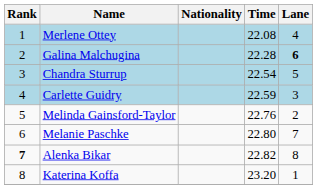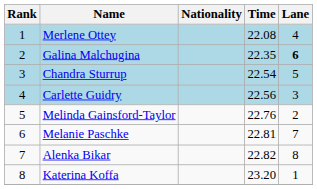(262, 54) 22.28 -> (262, 54) 22.35
(262, 94) 22.59 -> (262, 94) 22.56
(262, 134) 22.80 -> (262, 134) 22.81
(22, 154) bold -> (22, 154) normal
